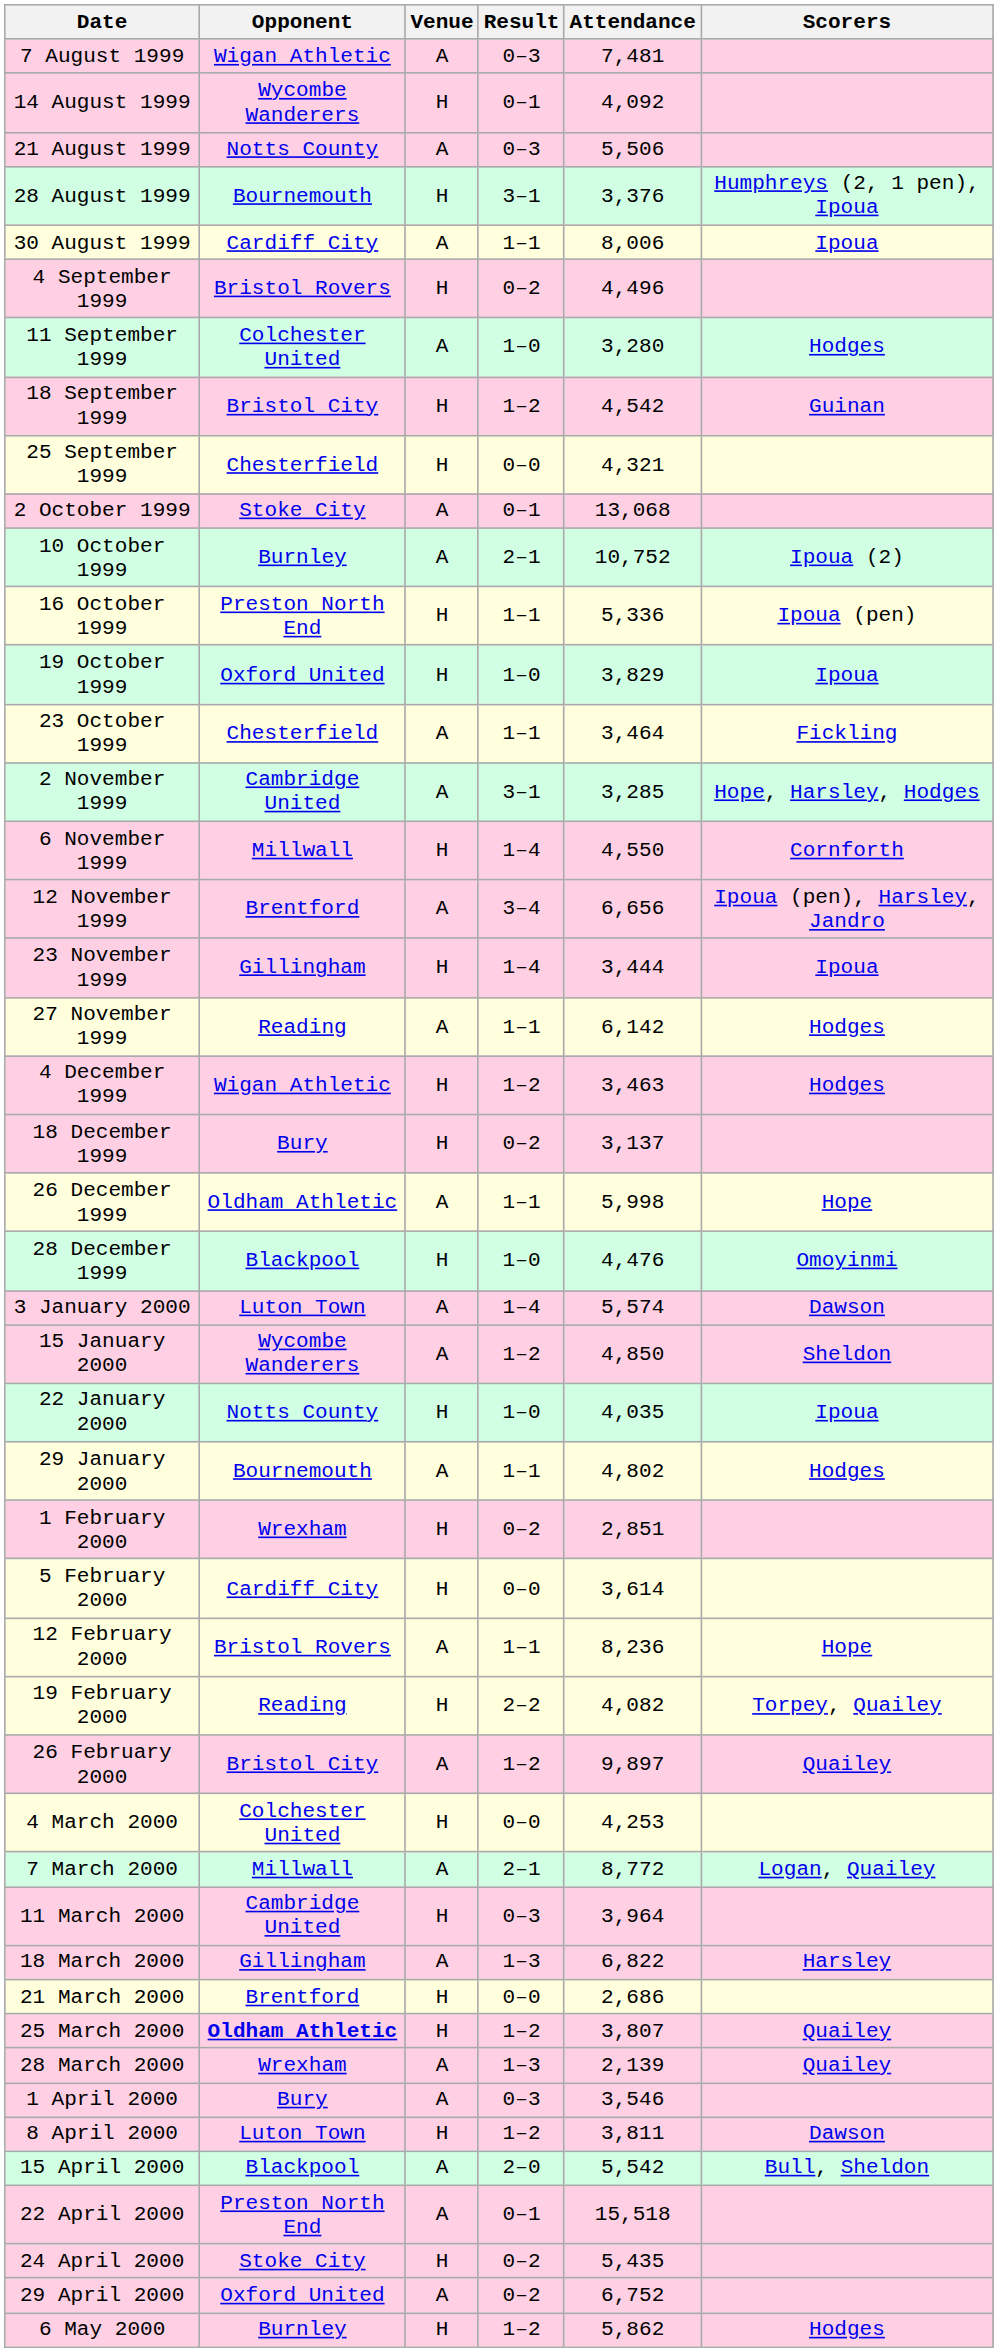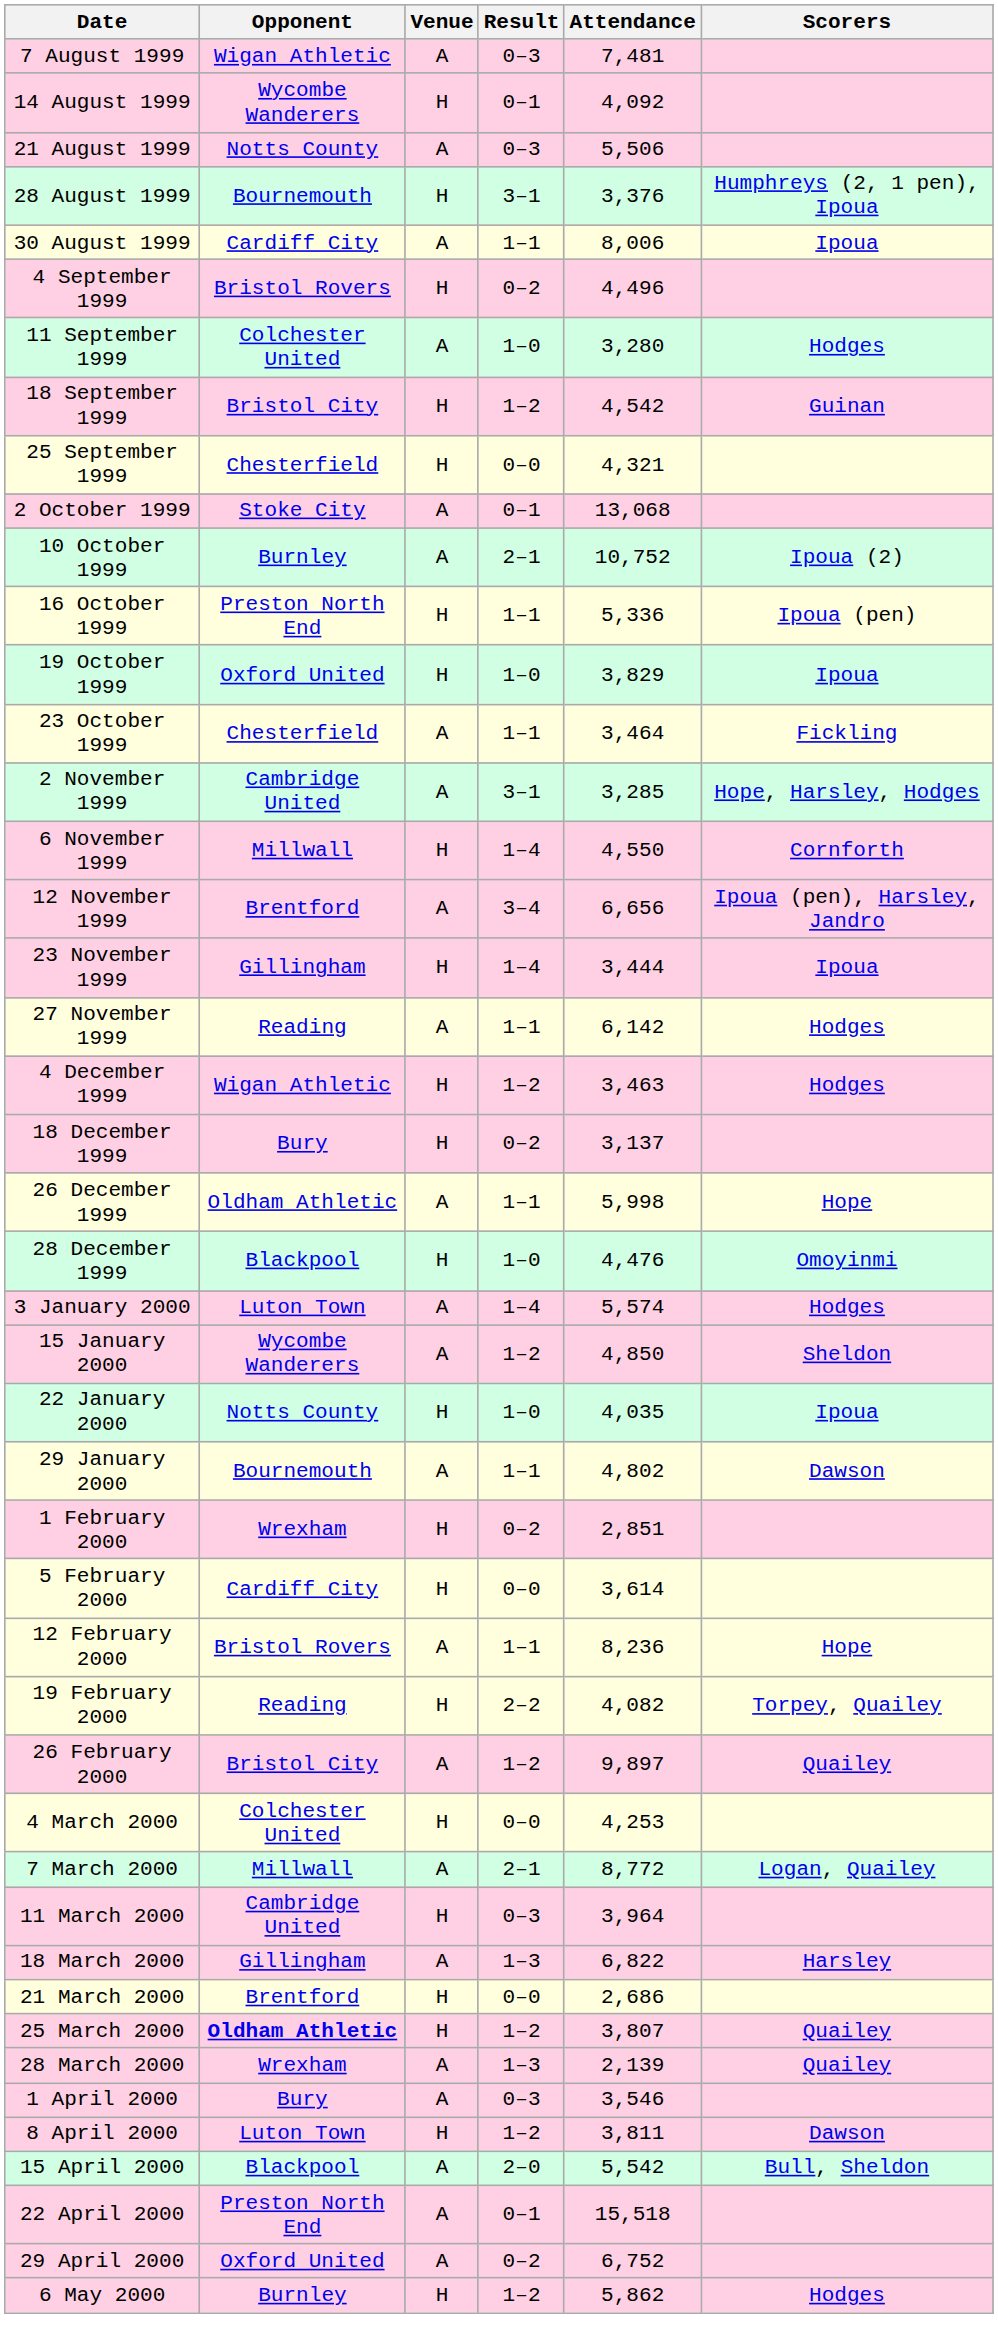(847, 1307) Dawson -> (847, 1307) Hodges
(847, 1471) Hodges -> (847, 1471) Dawson
- row: (102, 2261)
